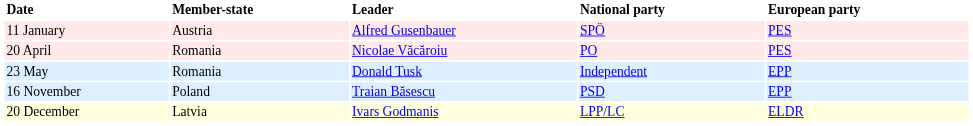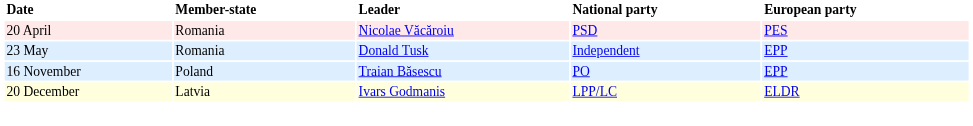- row: (36, 30)
(589, 50) PO -> (585, 30) PSD
(592, 91) PSD -> (581, 71) PO
